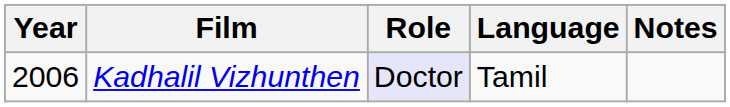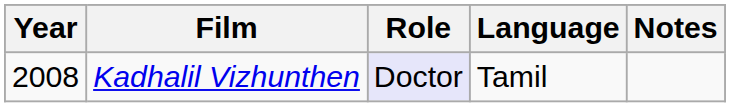(46, 76) 2006 -> (46, 76) 2008
